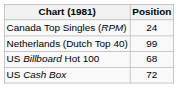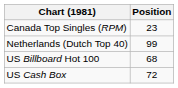(152, 28) 24 -> (152, 28) 23
